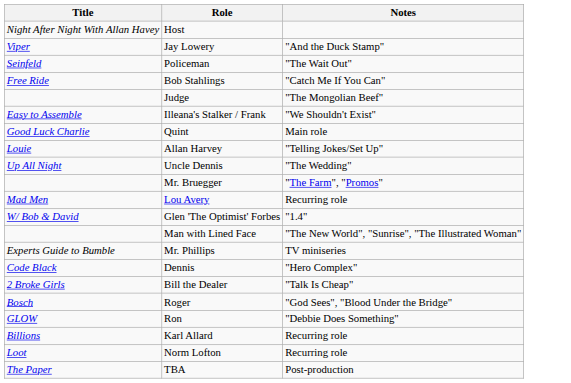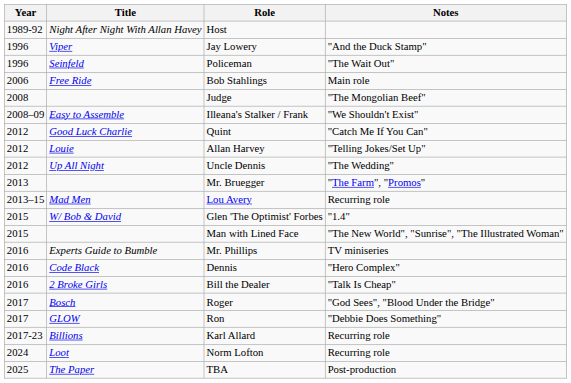+ column: (26, 13)
(335, 81) "Catch Me If You Can" -> (349, 81) Main role
(306, 132) Main role -> (378, 132) "Catch Me If You Can"
